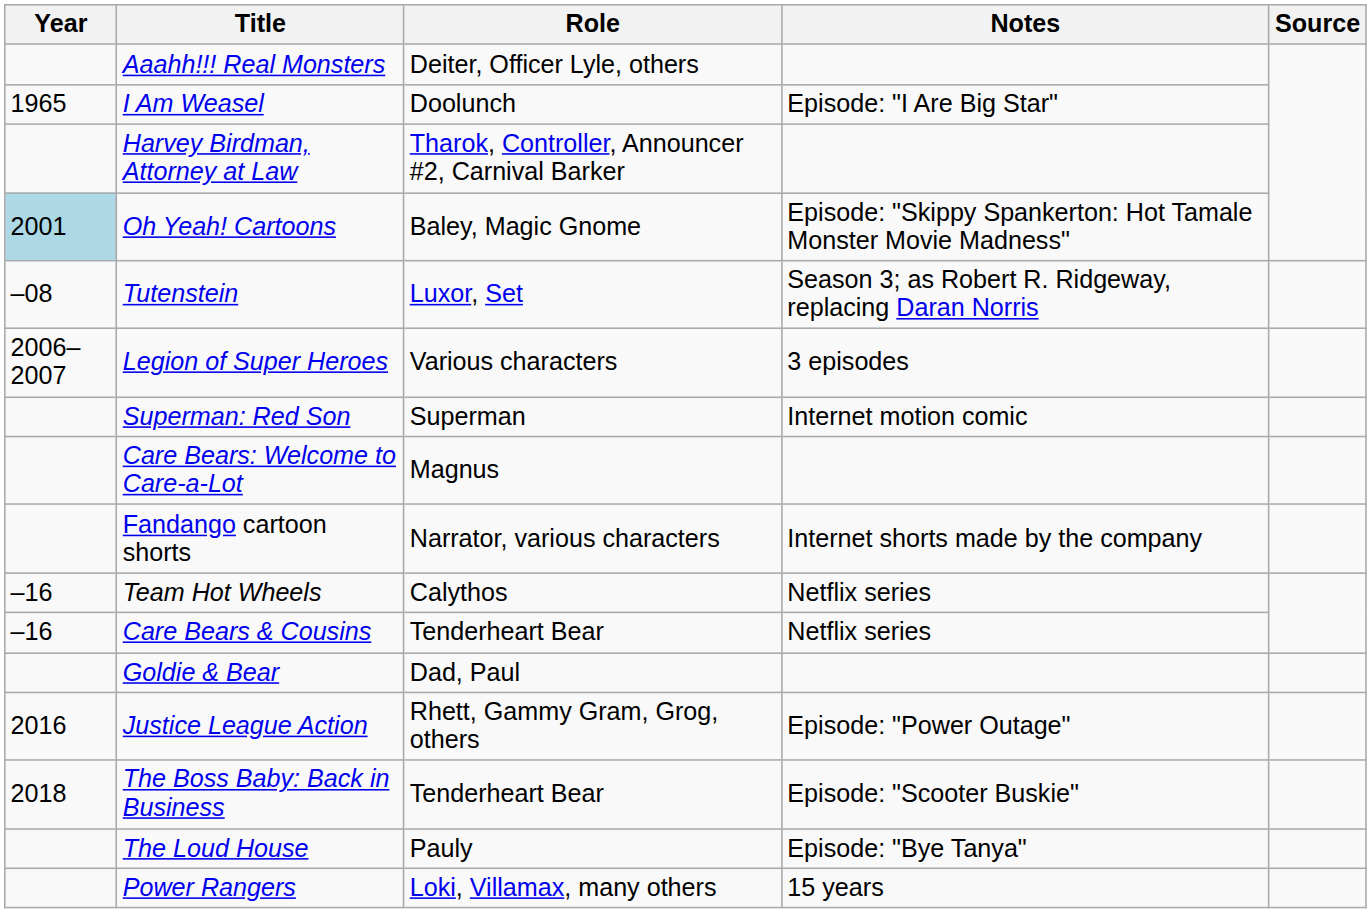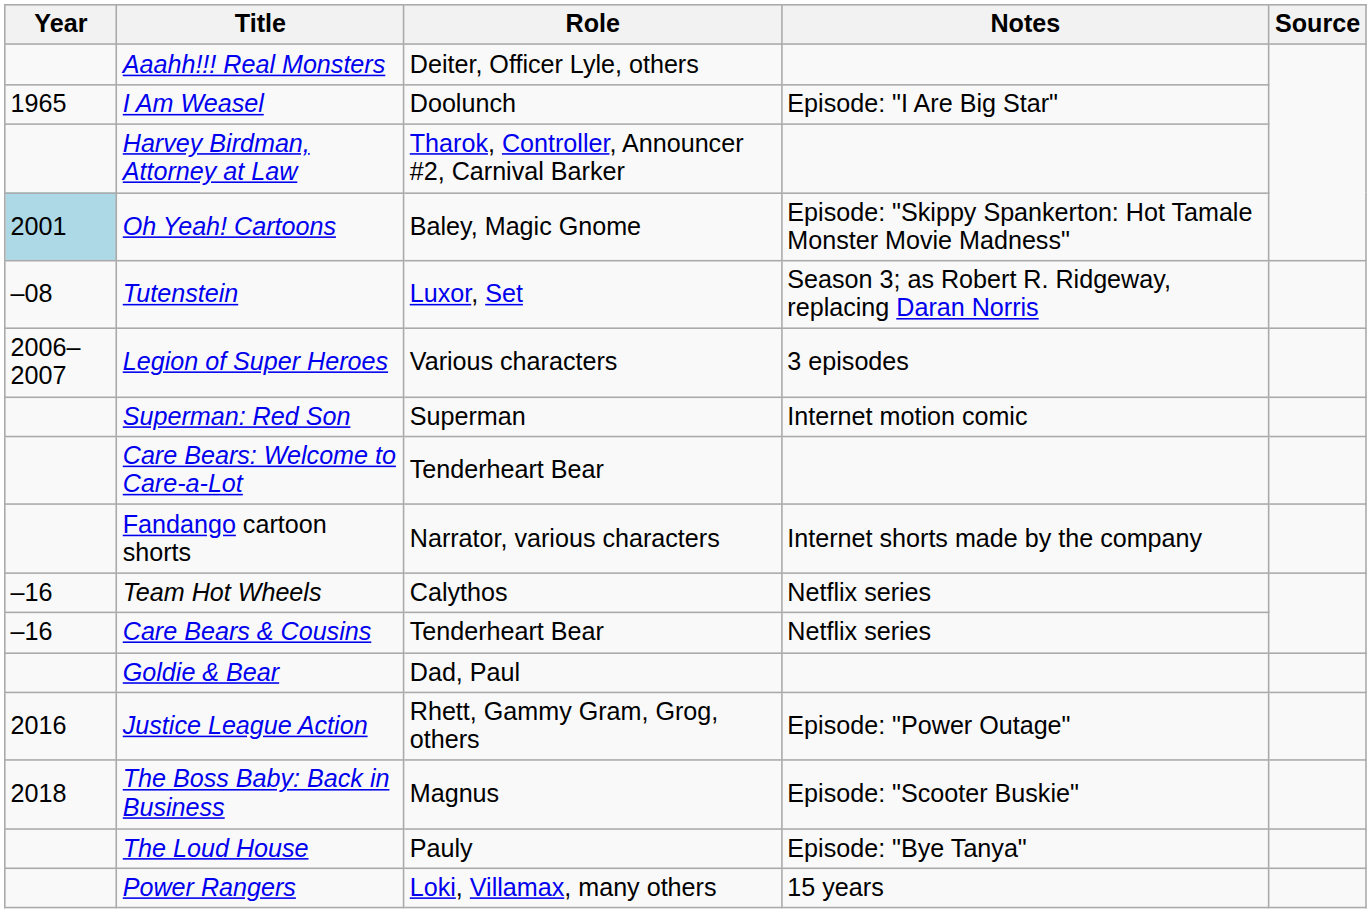(454, 470) Magnus -> (507, 470) Tenderheart Bear
(507, 794) Tenderheart Bear -> (454, 794) Magnus
